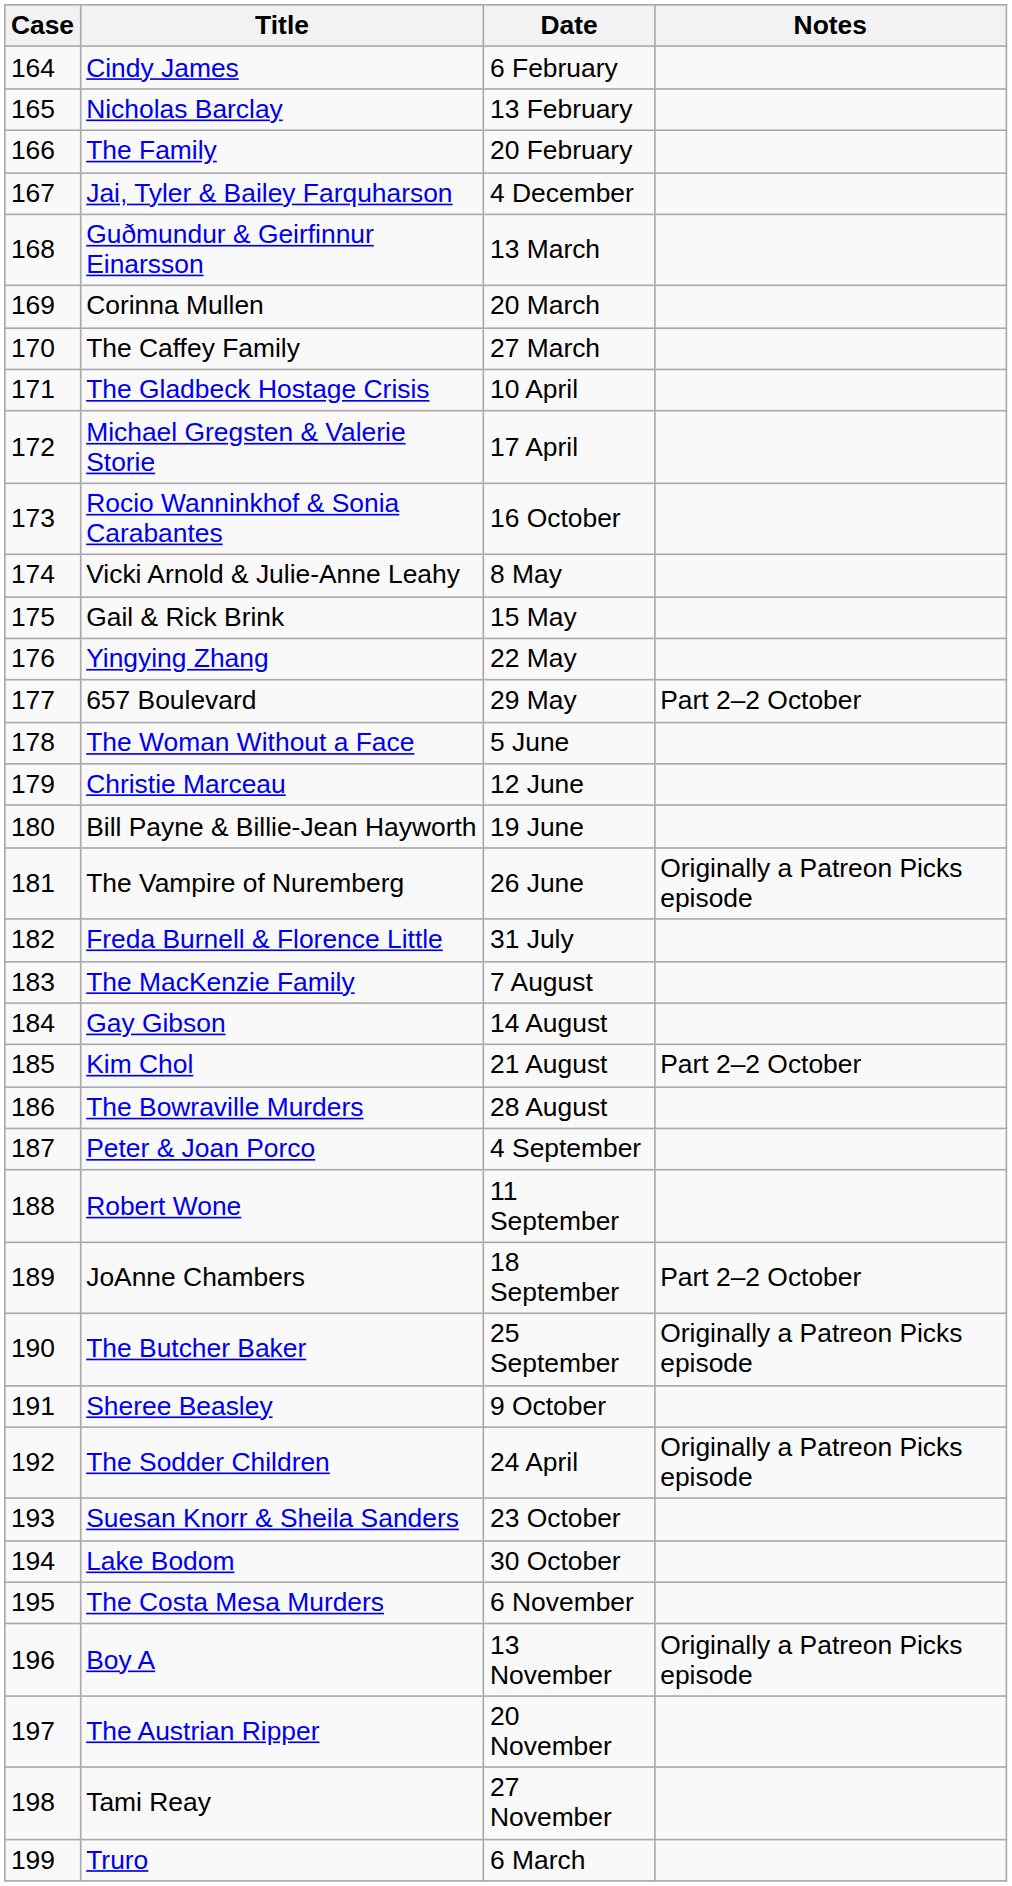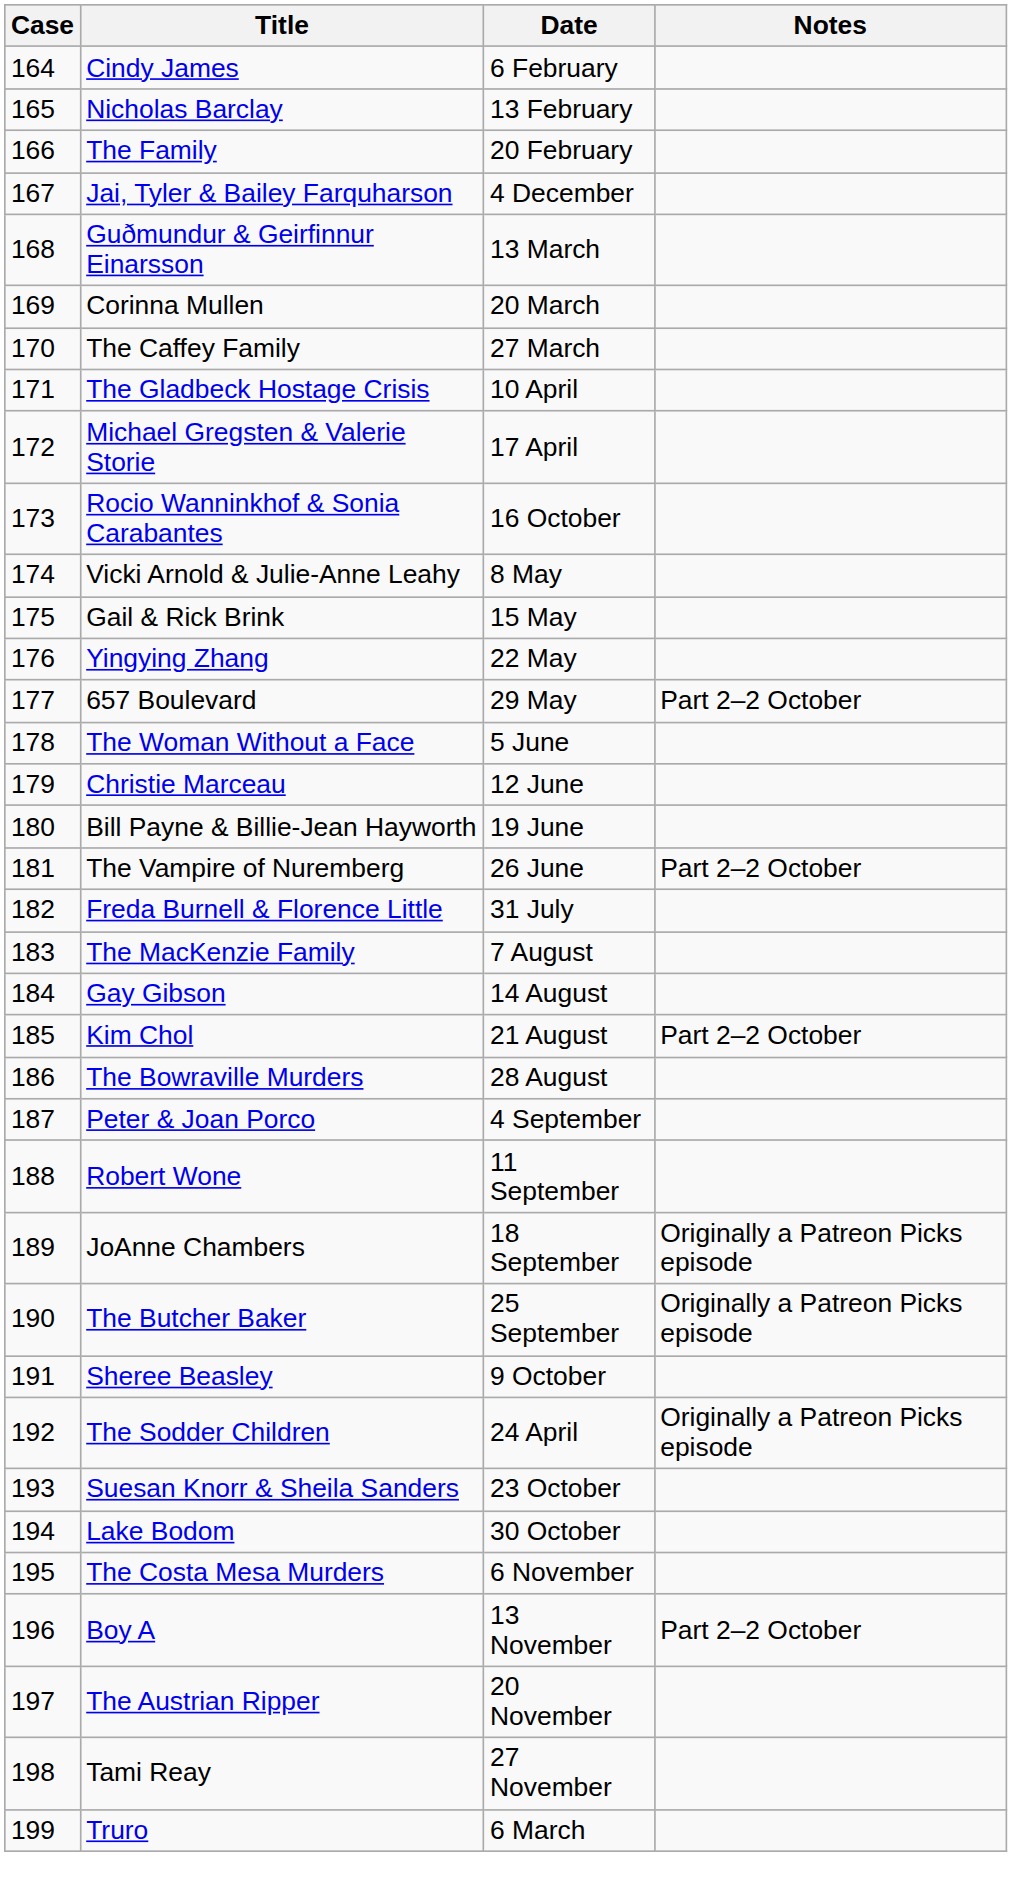(811, 883) Originally a Patreon Picks episode -> (761, 868) Part 2–2 October
(761, 1277) Part 2–2 October -> (811, 1247) Originally a Patreon Picks episode
(811, 1659) Originally a Patreon Picks episode -> (761, 1629) Part 2–2 October
